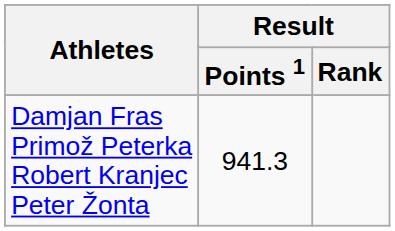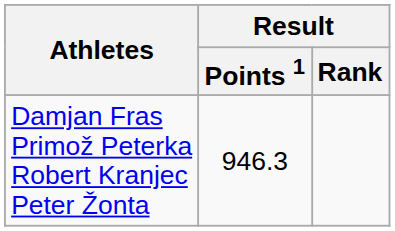(255, 161) 941.3 -> (255, 161) 946.3
